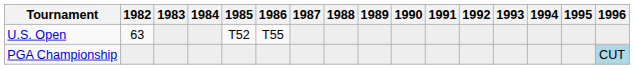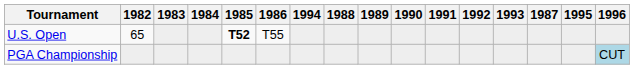columns swapped: (307, 15) <-> (544, 15)
(137, 35) 63 -> (137, 35) 65
(239, 35) normal -> (239, 35) bold
